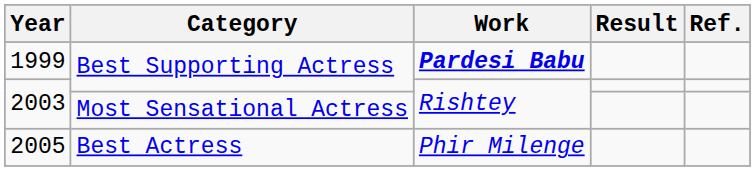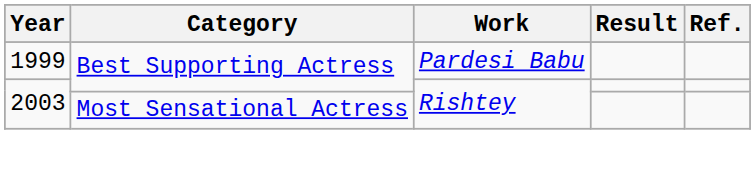(502, 61) bold -> (502, 61) normal
- row: (38, 147)
